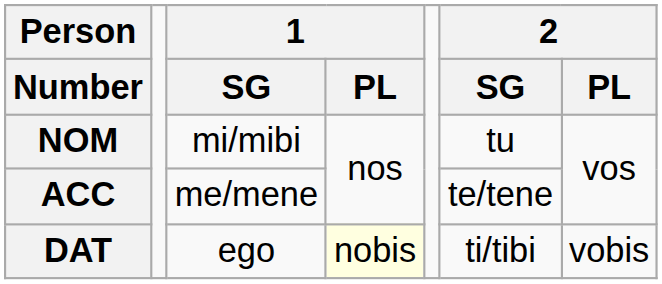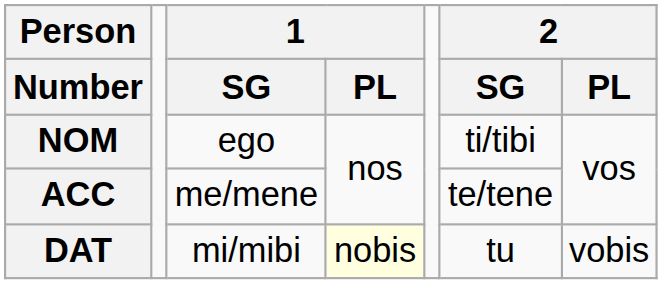(246, 140) mi/mibi -> (246, 140) ego
(501, 140) tu -> (501, 140) ti/tibi
(246, 250) ego -> (246, 250) mi/mibi
(501, 250) ti/tibi -> (501, 250) tu
